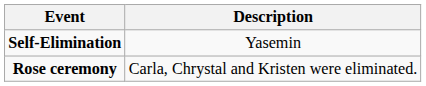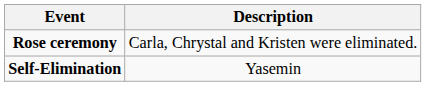rows swapped: (65, 42) <-> (65, 68)
